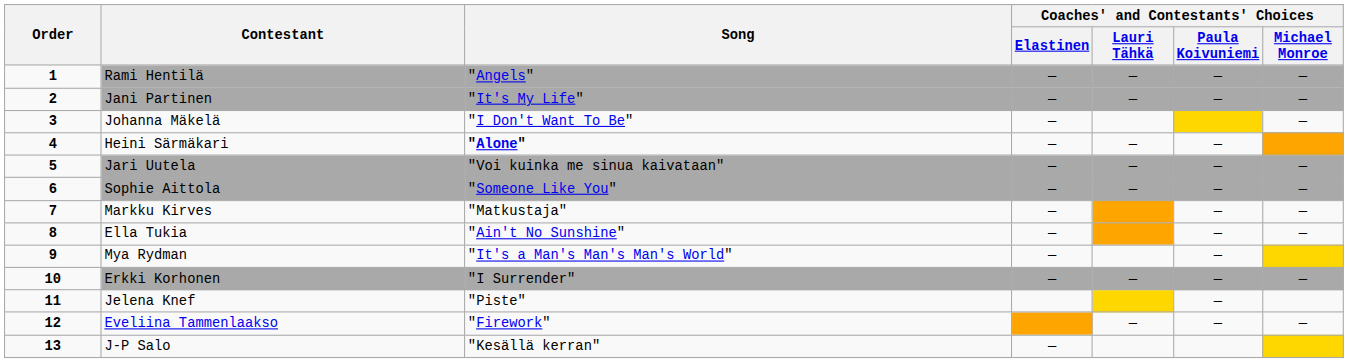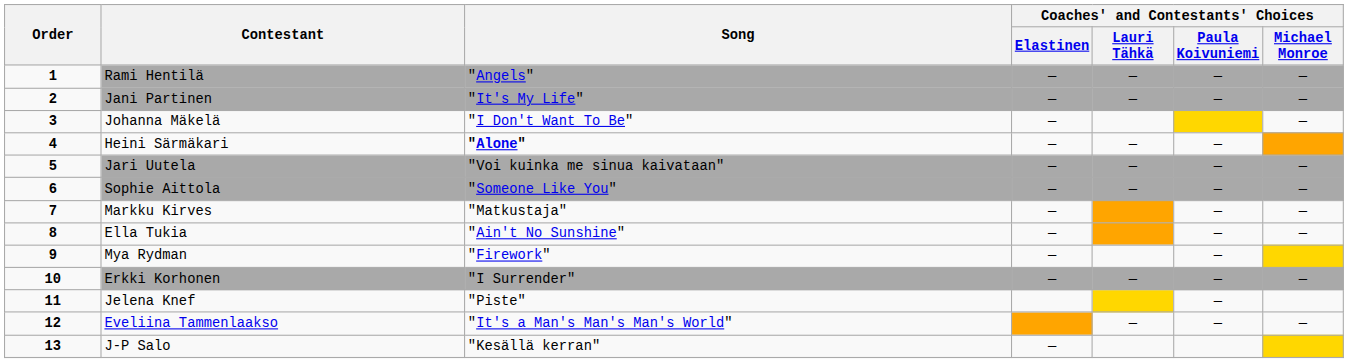(600, 256) "It's a Man's Man's Man's World" -> (509, 256) "Firework"
(509, 324) "Firework" -> (600, 324) "It's a Man's Man's Man's World"
